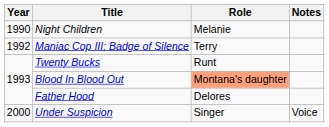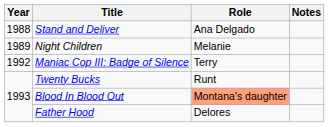+ row: (77, 29)
(19, 29) 1990 -> (19, 46) 1989
- row: (74, 113)
